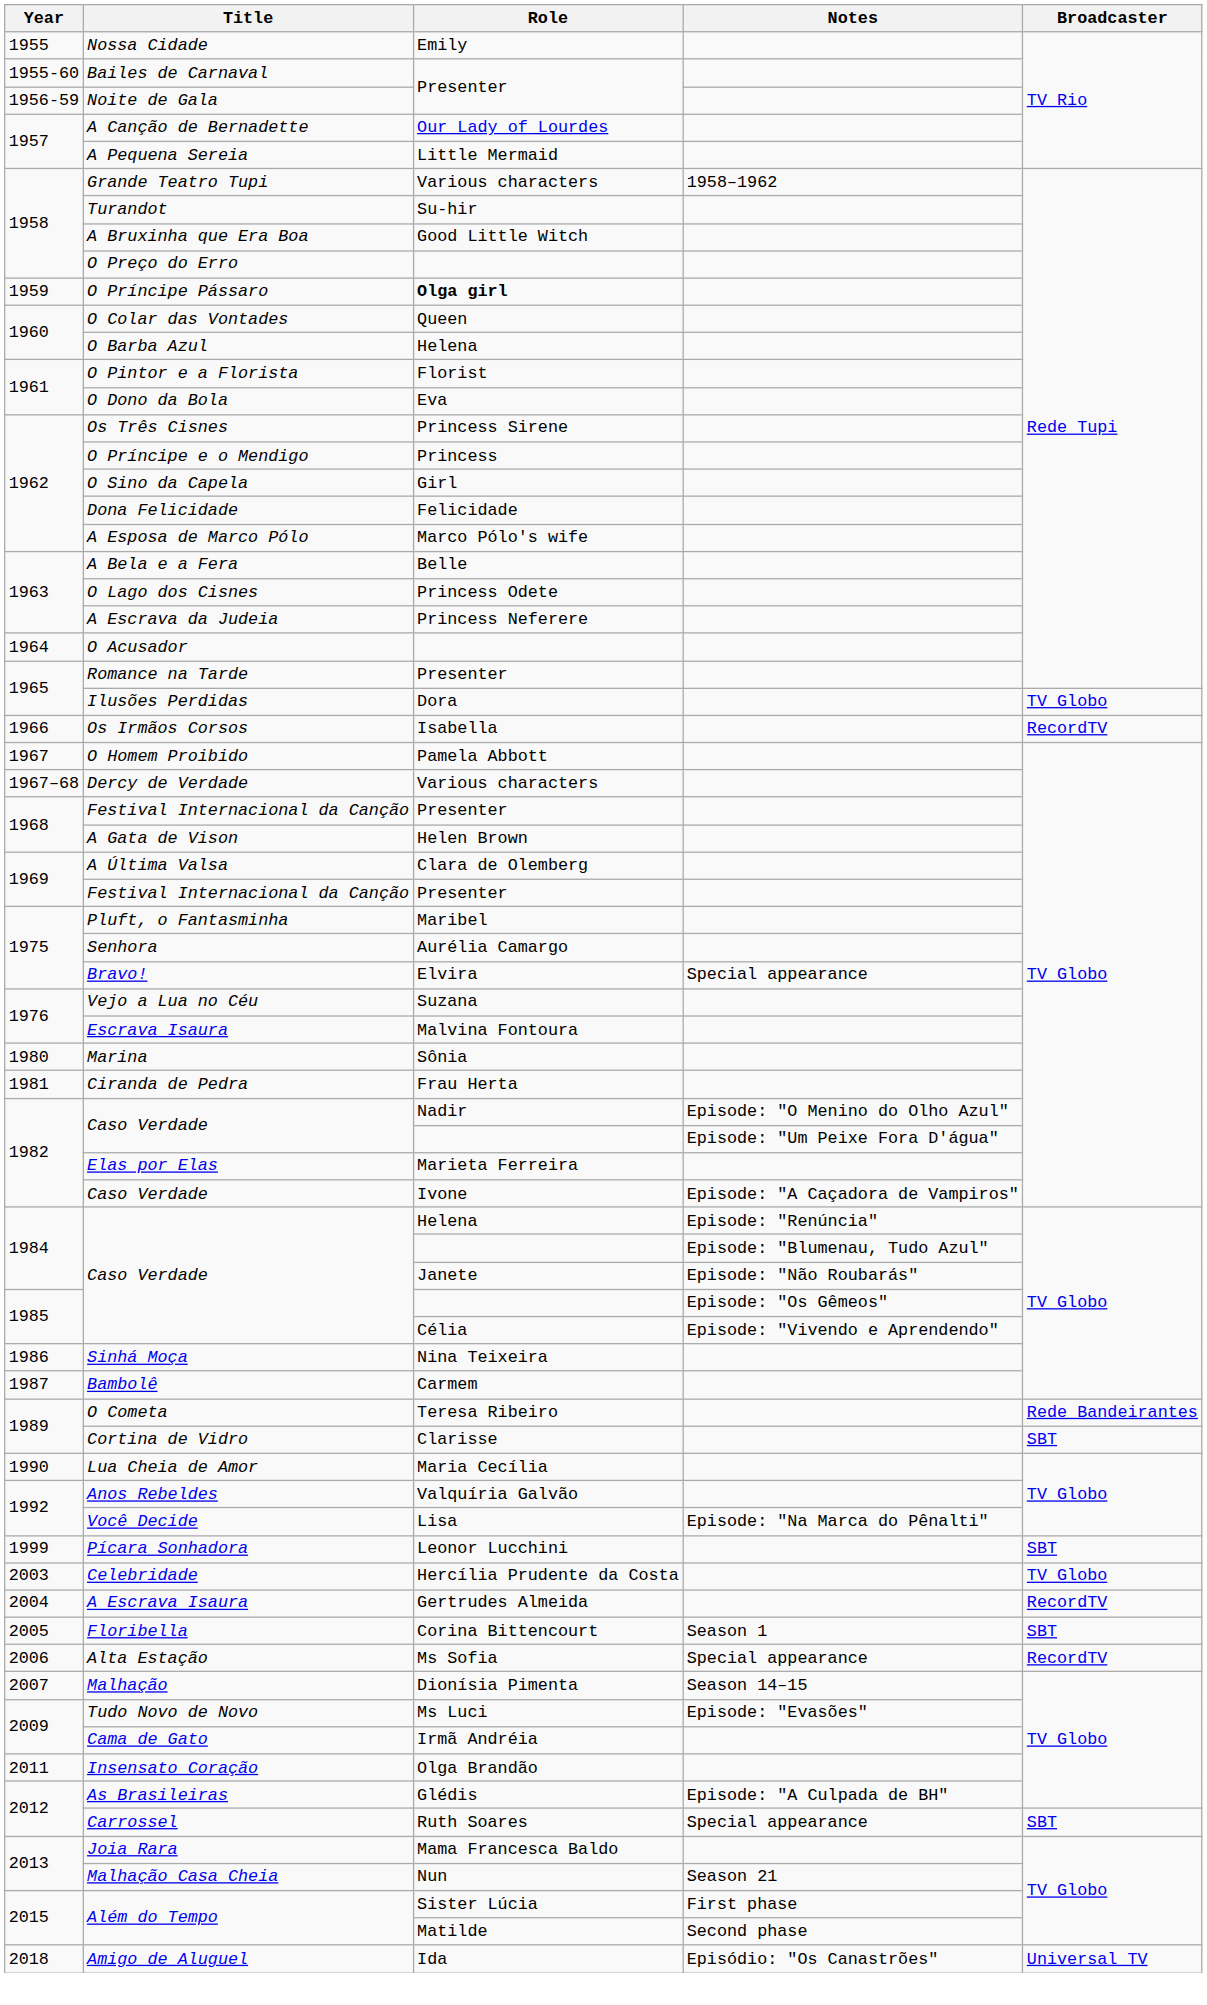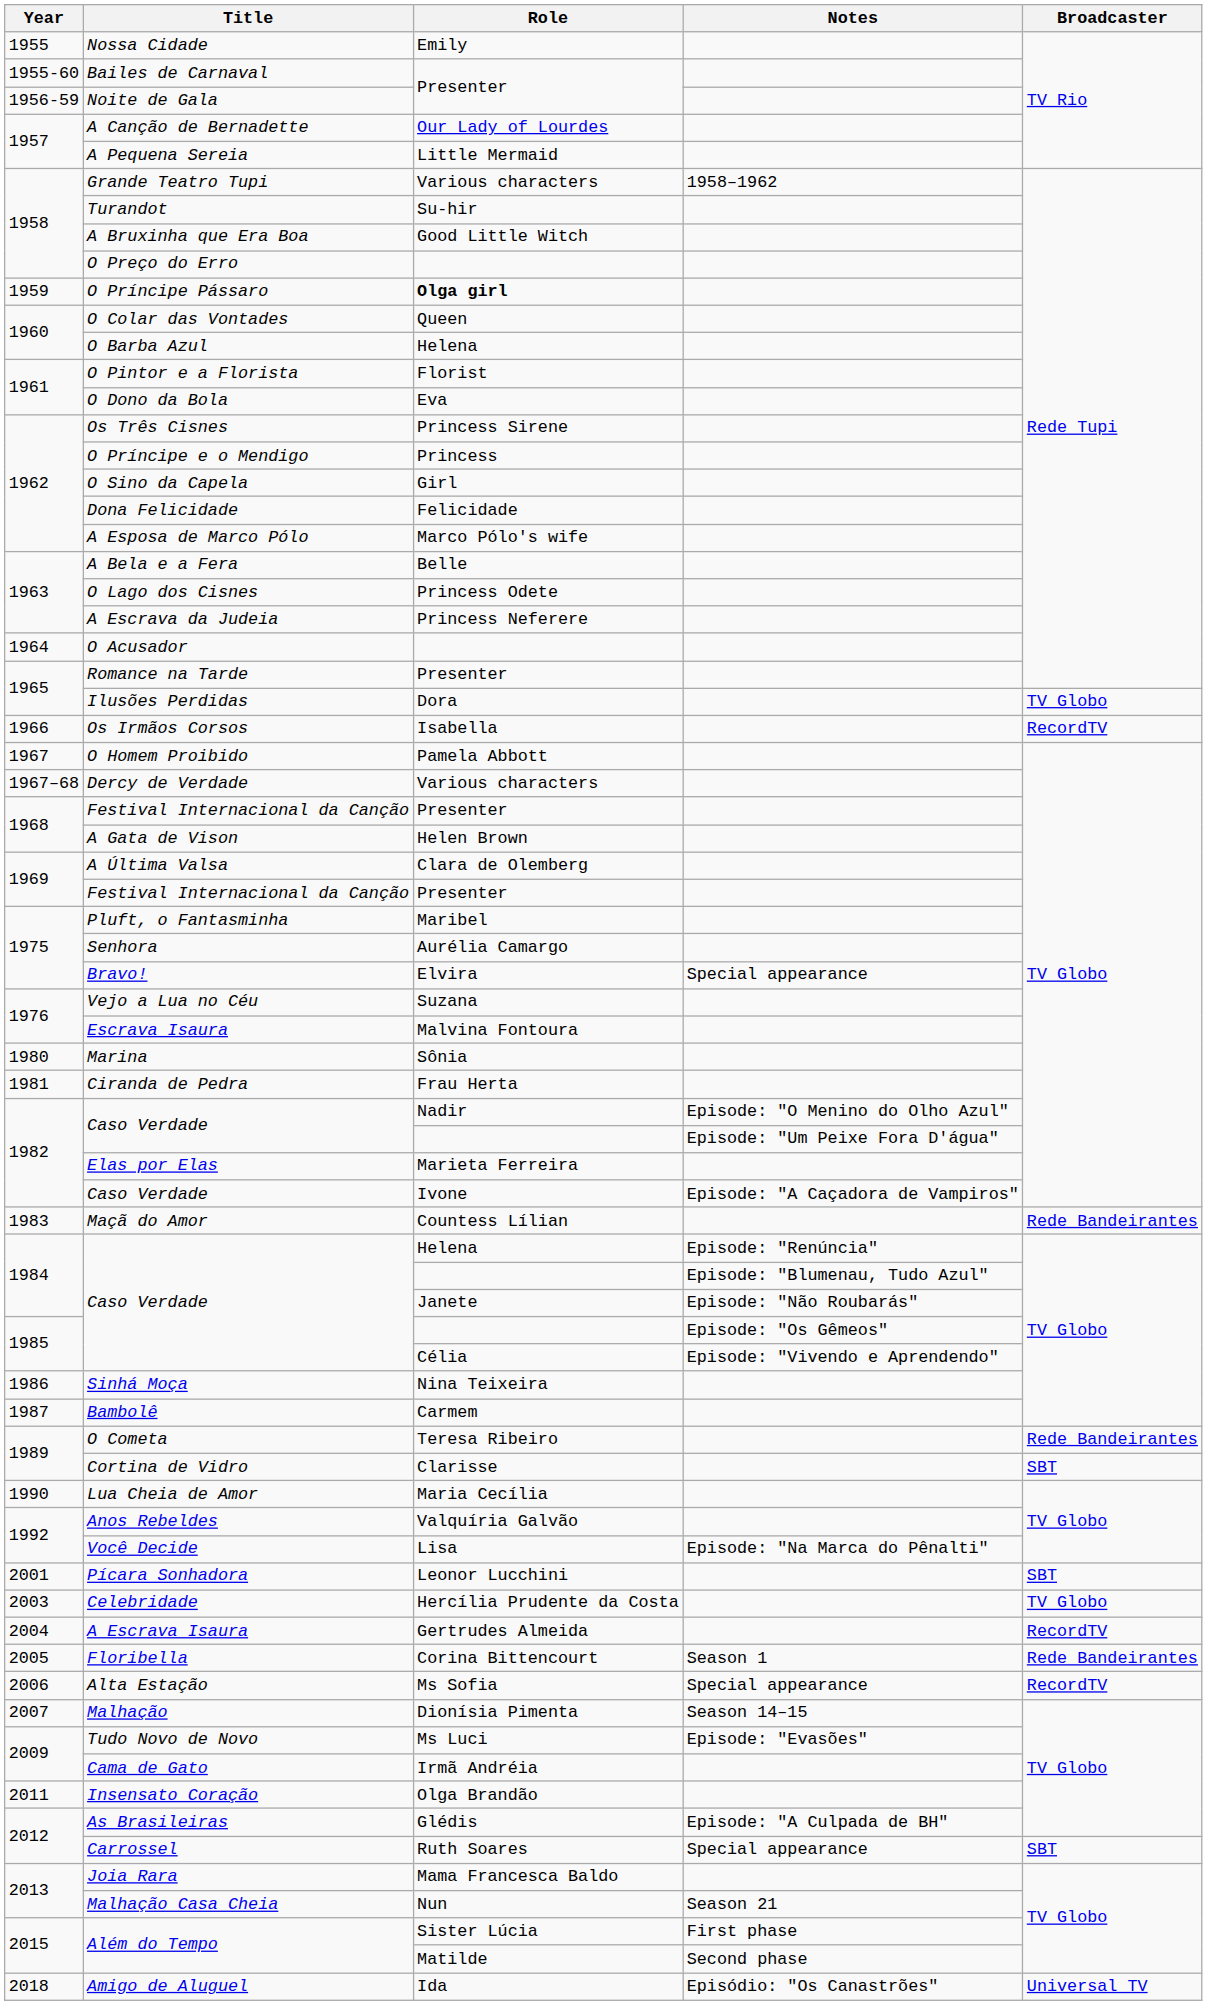+ row: (147, 1221)
(29, 1549) 1999 -> (29, 1576) 2001
(1042, 1631) SBT -> (1112, 1658) Rede Bandeirantes
